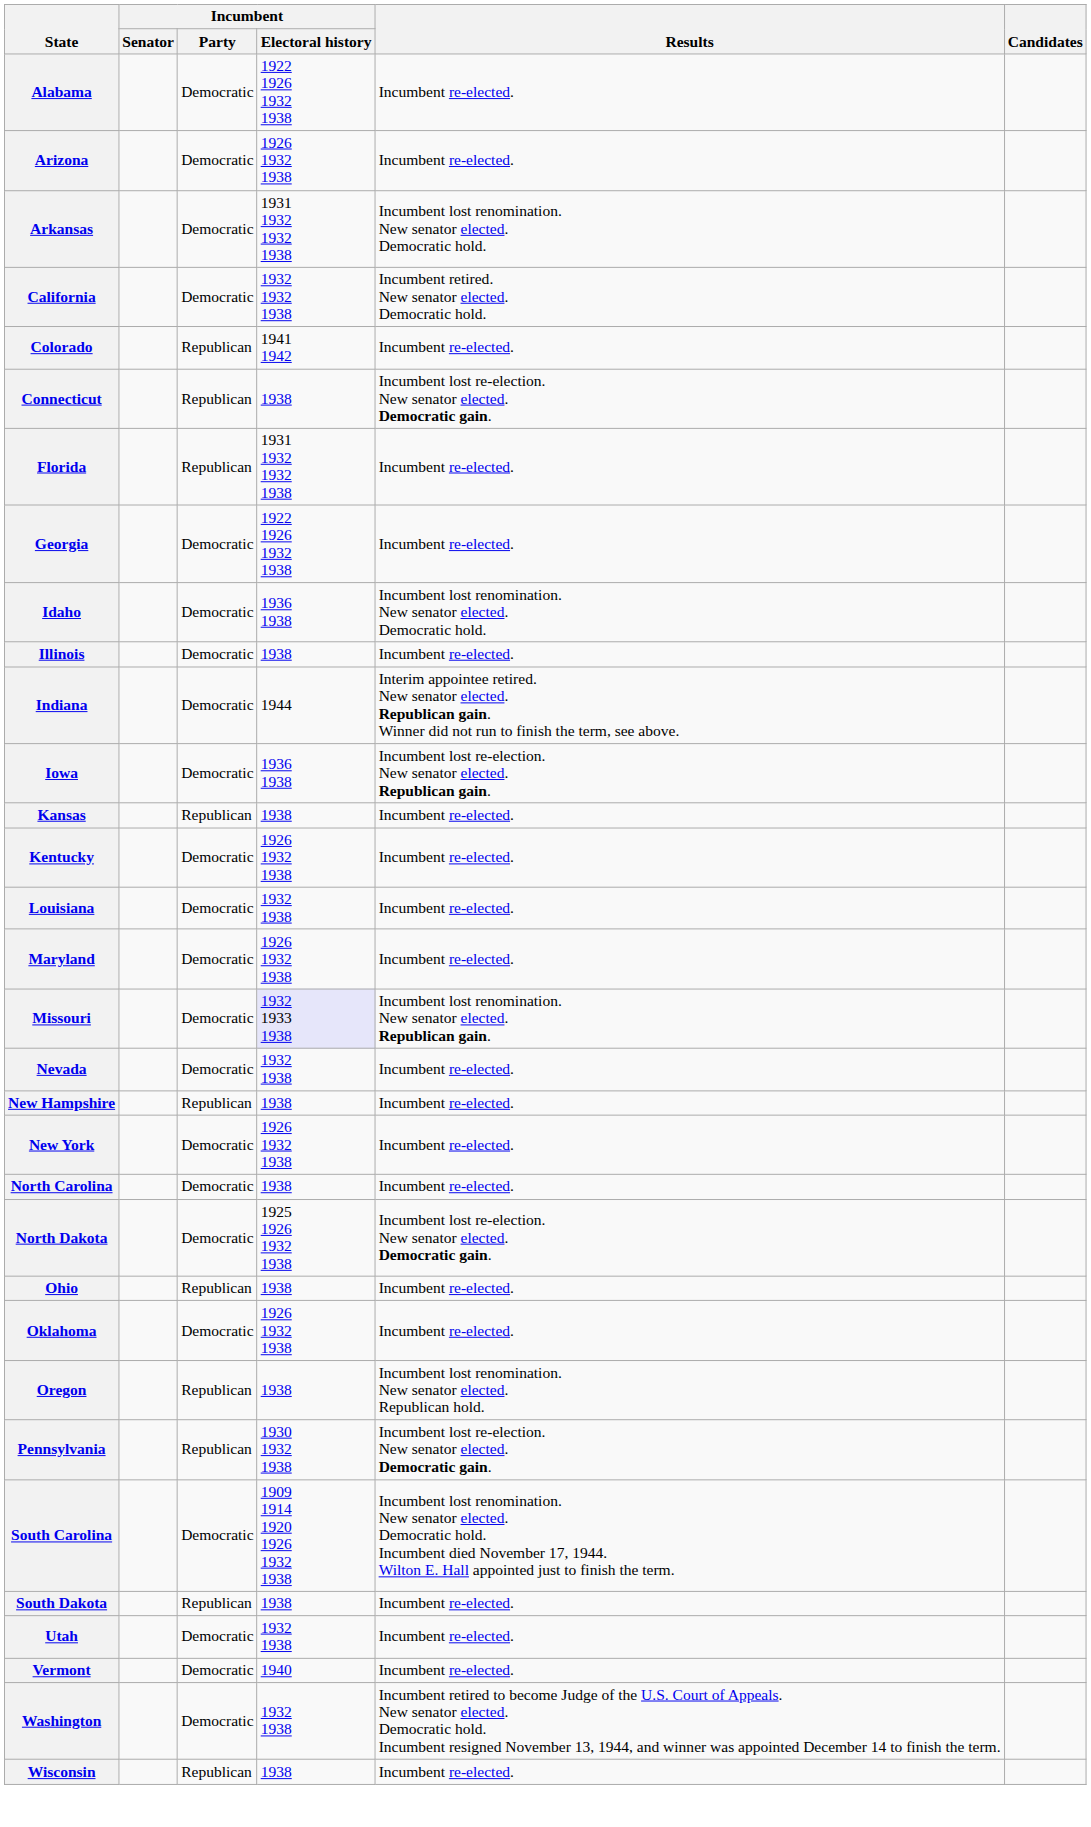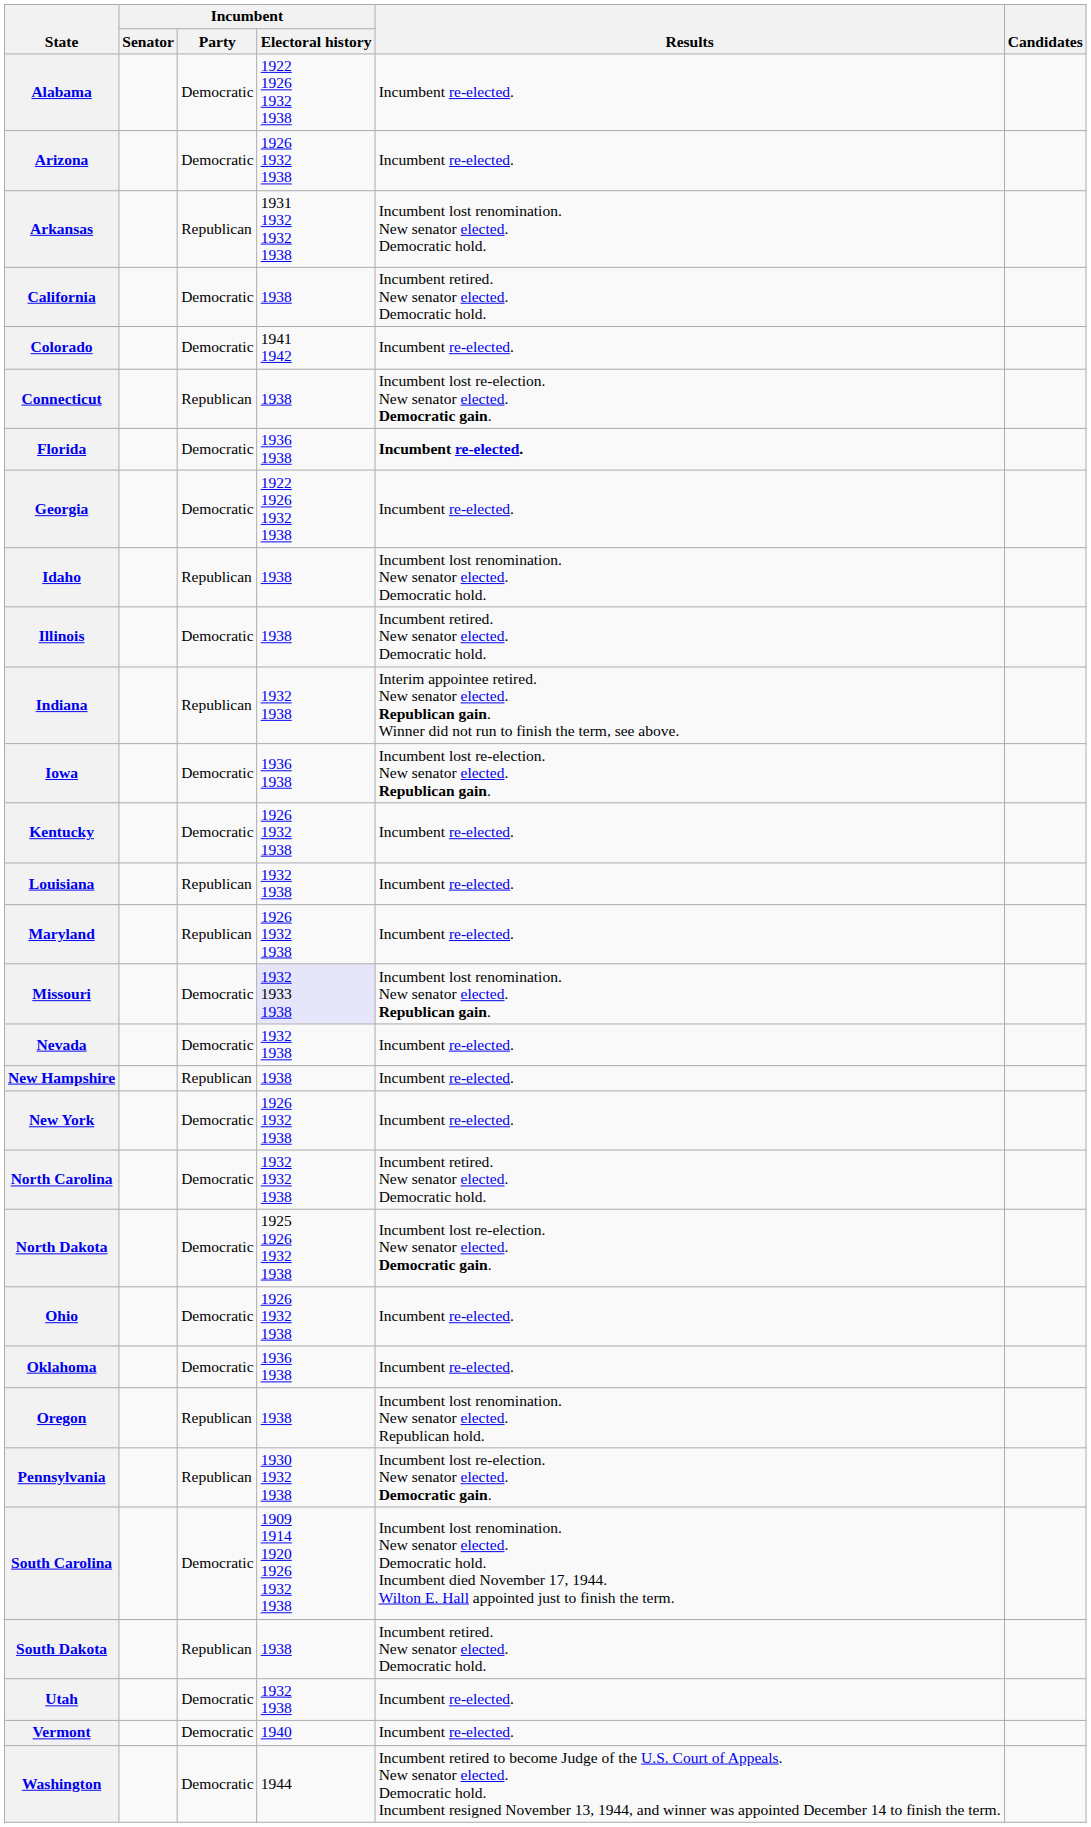(217, 228) Democratic -> (217, 228) Republican
(276, 297) 1932 1932 1938 -> (276, 297) 1938
(217, 347) Republican -> (217, 347) Democratic
(217, 466) Republican -> (217, 449) Democratic
(276, 466) 1931 1932 1932 1938 -> (276, 449) 1936 1938
(446, 466) normal -> (451, 449) bold
(217, 612) Democratic -> (217, 577) Republican
(276, 612) 1936 1938 -> (276, 577) 1938
(446, 654) Incumbent re-elected. -> (443, 636) Incumbent retired. New senator elected. Democratic hold.
(217, 705) Democratic -> (217, 705) Republican
(276, 705) 1944 -> (276, 705) 1932 1938
- row: (62, 815)
(217, 908) Democratic -> (217, 883) Republican
(217, 959) Democratic -> (217, 934) Republican
(276, 1186) 1938 -> (276, 1179) 1932 1932 1938
(446, 1186) Incumbent re-elected. -> (443, 1179) Incumbent retired. New senator elected. Democratic hold.
(217, 1288) Republican -> (217, 1316) Democratic
(276, 1288) 1938 -> (276, 1316) 1926 1932 1938
(276, 1330) 1926 1932 1938 -> (276, 1367) 1936 1938
(446, 1603) Incumbent re-elected. -> (443, 1648) Incumbent retired. New senator elected. Democratic hold.
(276, 1721) 1932 1938 -> (276, 1783) 1944
- row: (62, 1771)
